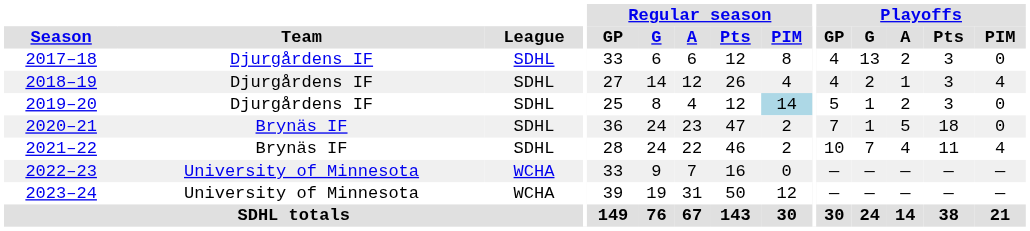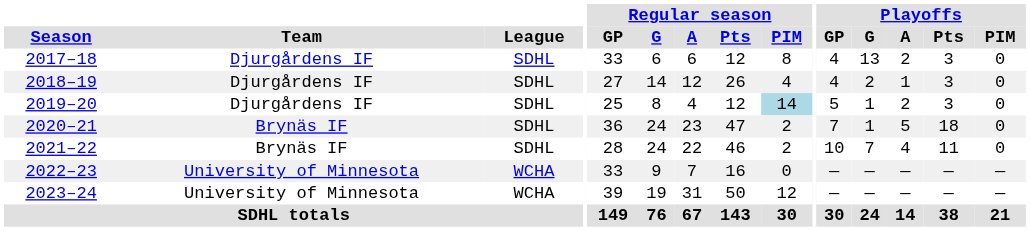(1000, 82) 4 -> (1000, 82) 0
(1000, 149) 4 -> (1000, 149) 0
